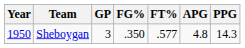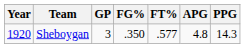(19, 34) 1950 -> (19, 34) 1920
